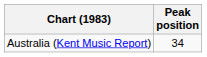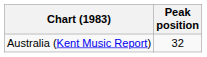(178, 43) 34 -> (178, 43) 32
